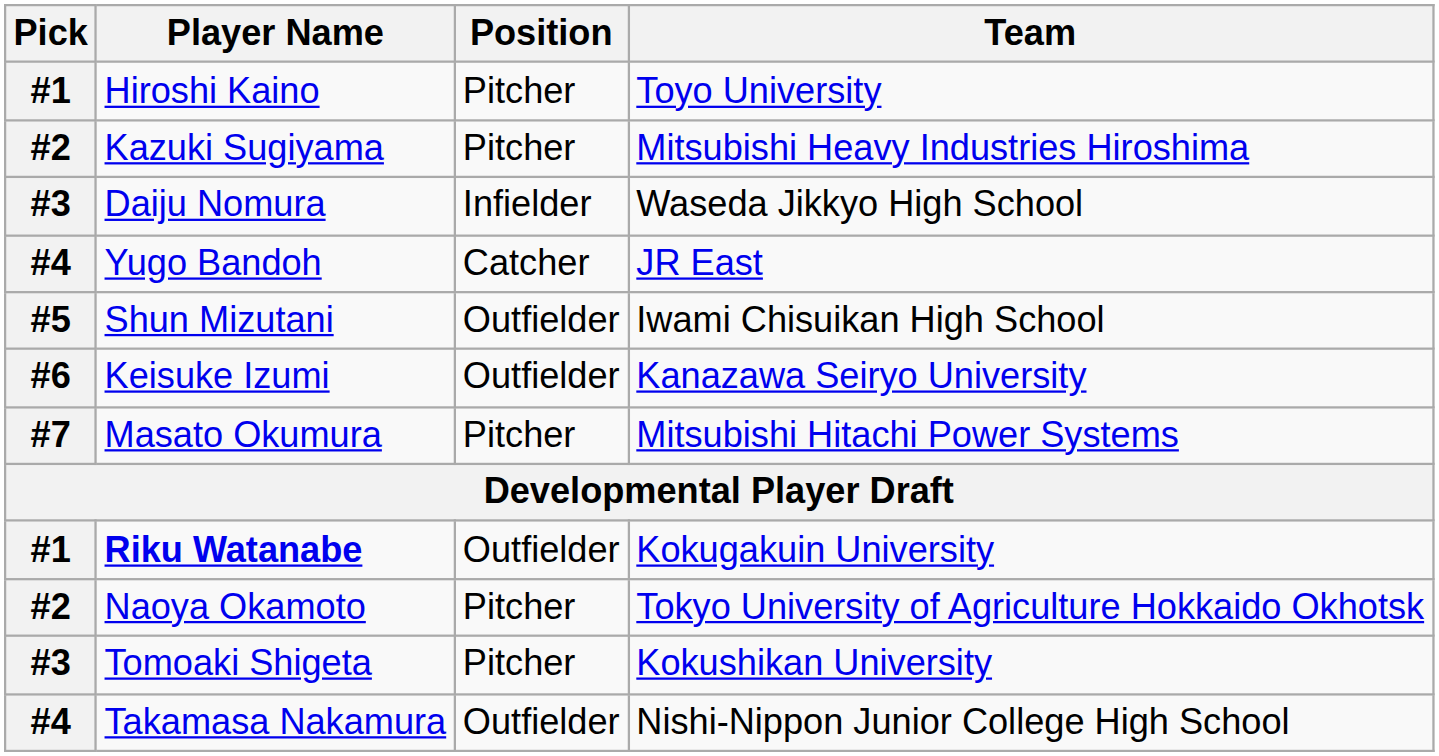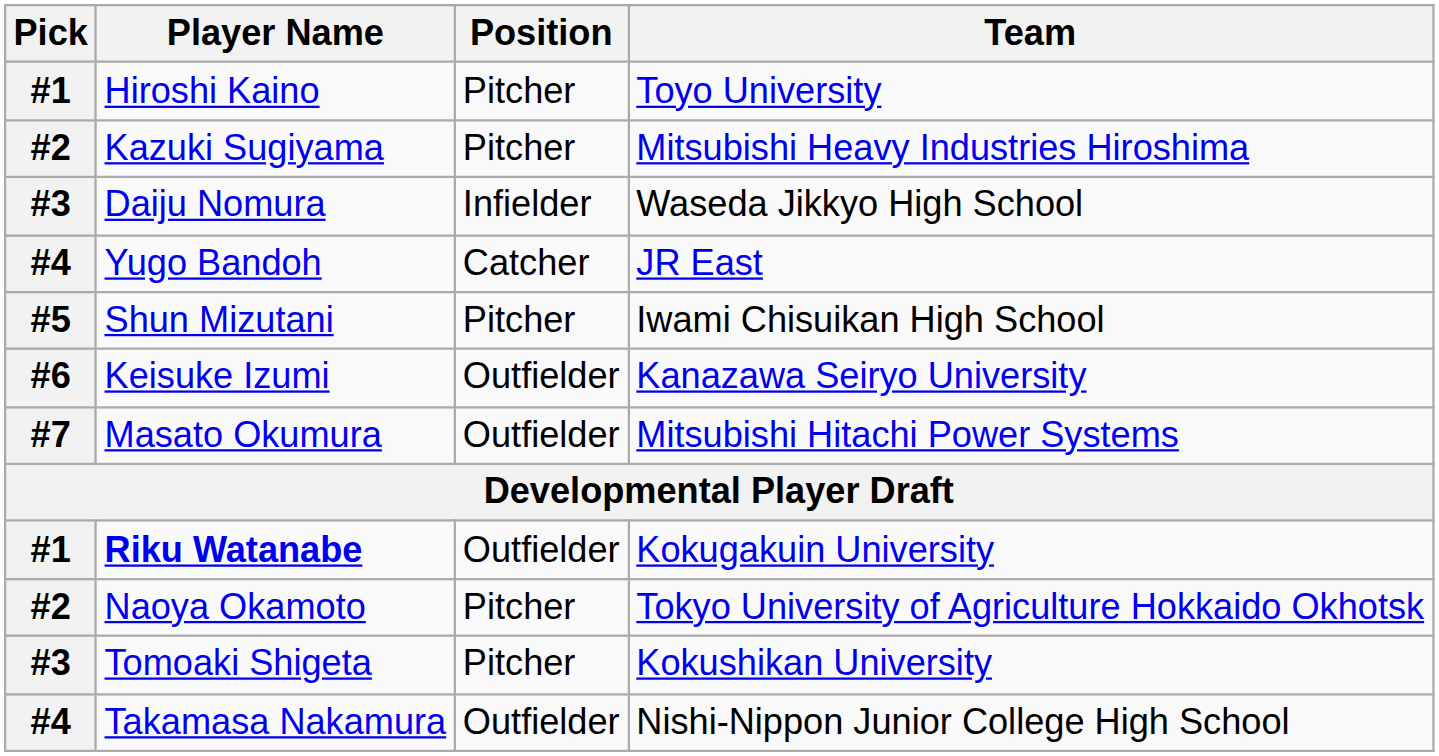(541, 319) Outfielder -> (519, 319) Pitcher
(519, 434) Pitcher -> (541, 434) Outfielder
